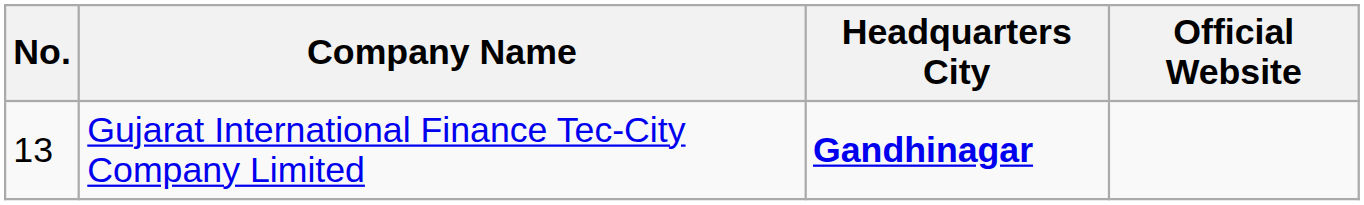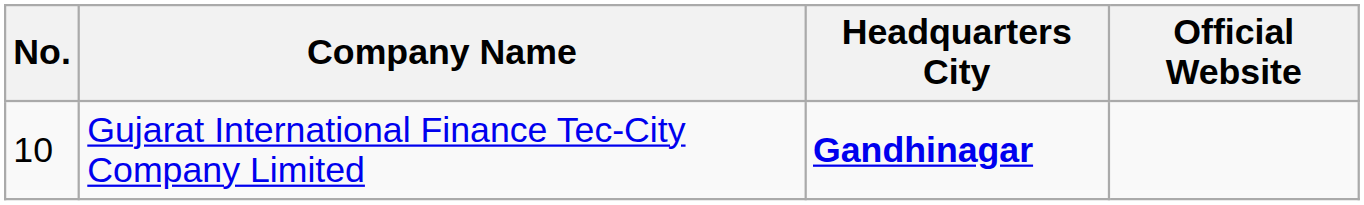(33, 149) 13 -> (33, 149) 10
